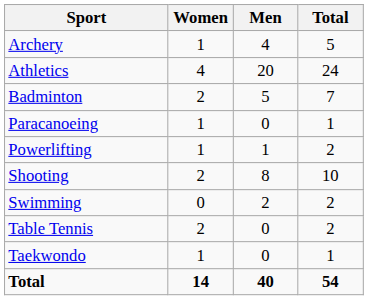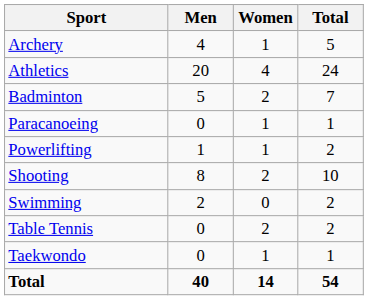columns swapped: (265, 17) <-> (201, 17)
